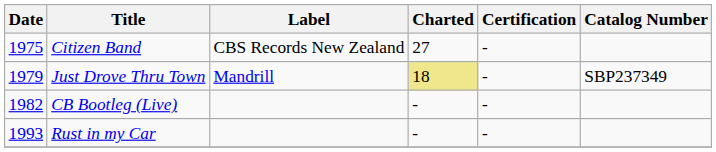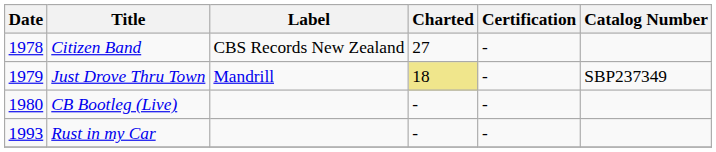(26, 47) 1975 -> (26, 47) 1978
(26, 104) 1982 -> (26, 104) 1980
